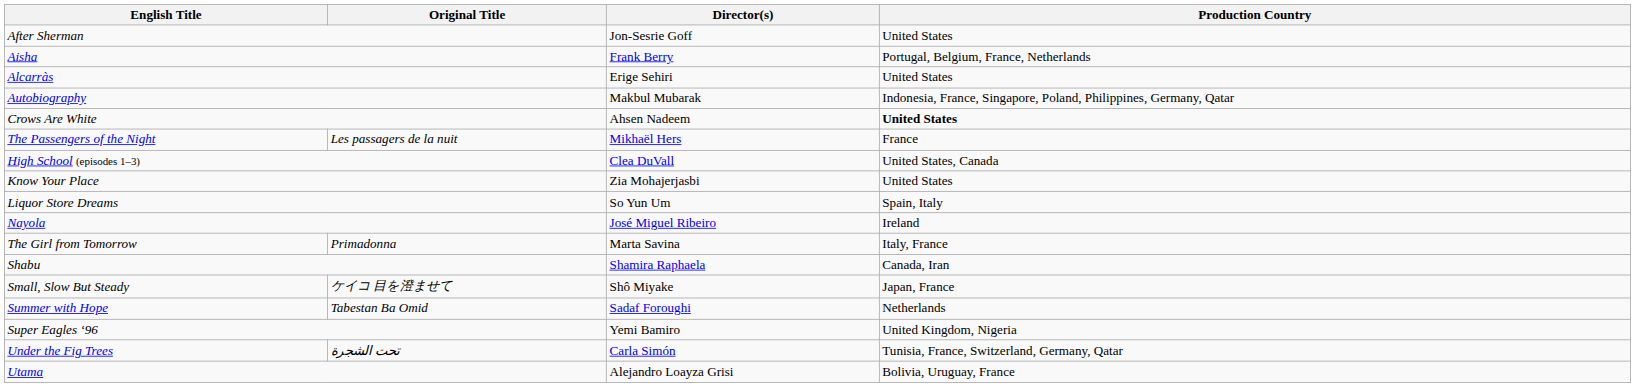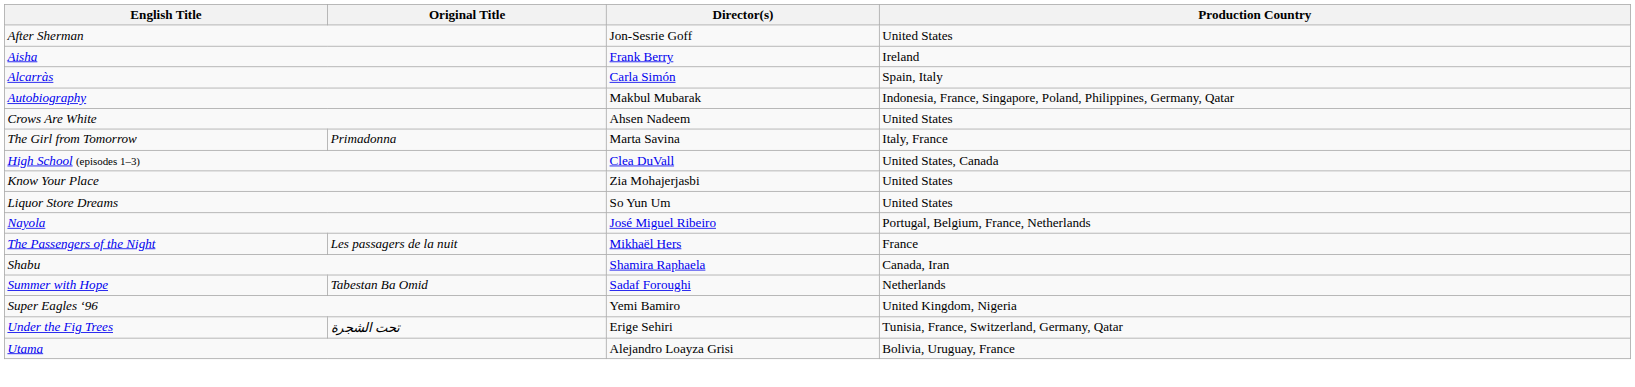(986, 56) Portugal, Belgium, France, Netherlands -> (901, 56) Ireland
(641, 77) Erige Sehiri -> (643, 77) Carla Simón
(917, 77) United States -> (913, 77) Spain, Italy
(920, 118) bold -> (917, 118) normal
rows swapped: (72, 243) <-> (81, 139)
(913, 202) Spain, Italy -> (917, 202) United States
(901, 222) Ireland -> (986, 222) Portugal, Belgium, France, Netherlands
- row: (68, 286)
(643, 350) Carla Simón -> (641, 327) Erige Sehiri
